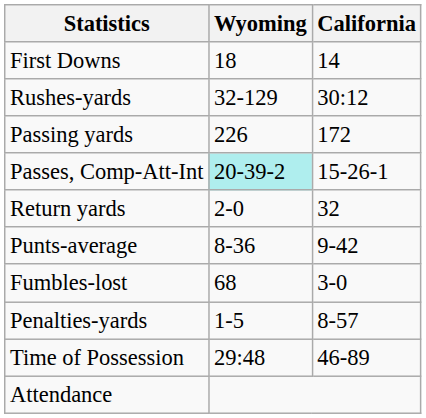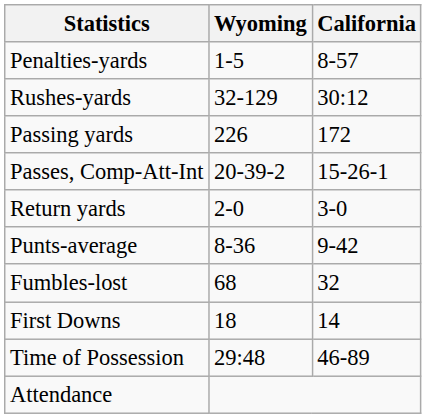rows swapped: (65, 60) <-> (79, 319)
(250, 171) paleturquoise background -> (250, 171) no background
(329, 208) 32 -> (332, 208) 3-0
(332, 282) 3-0 -> (329, 282) 32
